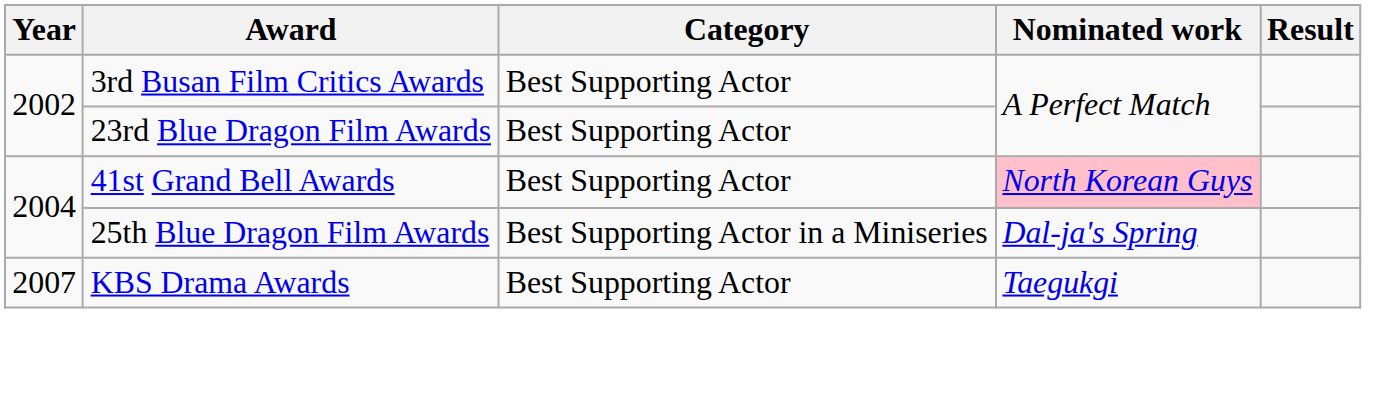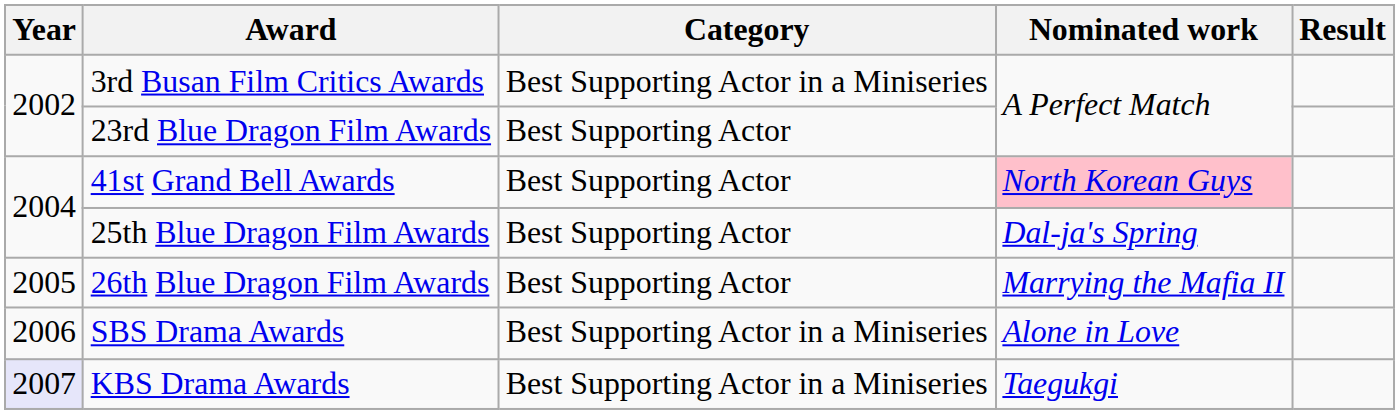(648, 80) Best Supporting Actor -> (747, 80) Best Supporting Actor in a Miniseries
(747, 231) Best Supporting Actor in a Miniseries -> (648, 231) Best Supporting Actor
+ row: (290, 282)
+ row: (217, 332)
(44, 282) no background -> (44, 383) lavender background
(648, 282) Best Supporting Actor -> (747, 383) Best Supporting Actor in a Miniseries
